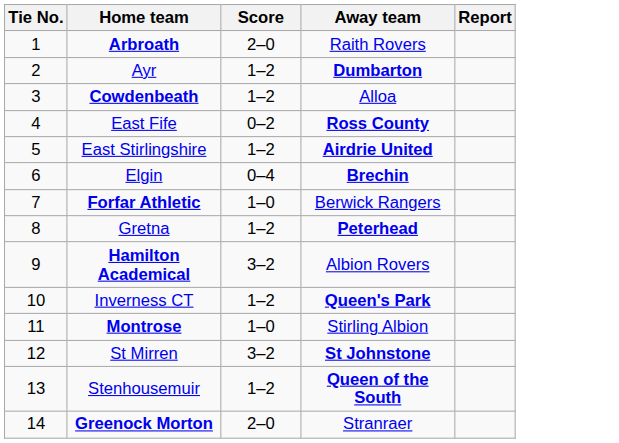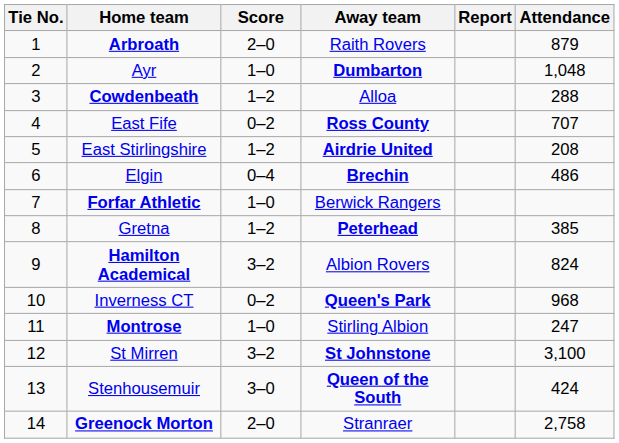+ column: (565, 17)
(261, 70) 1–2 -> (261, 70) 1–0
(261, 300) 1–2 -> (261, 300) 0–2
(261, 388) 1–2 -> (261, 388) 3–0
